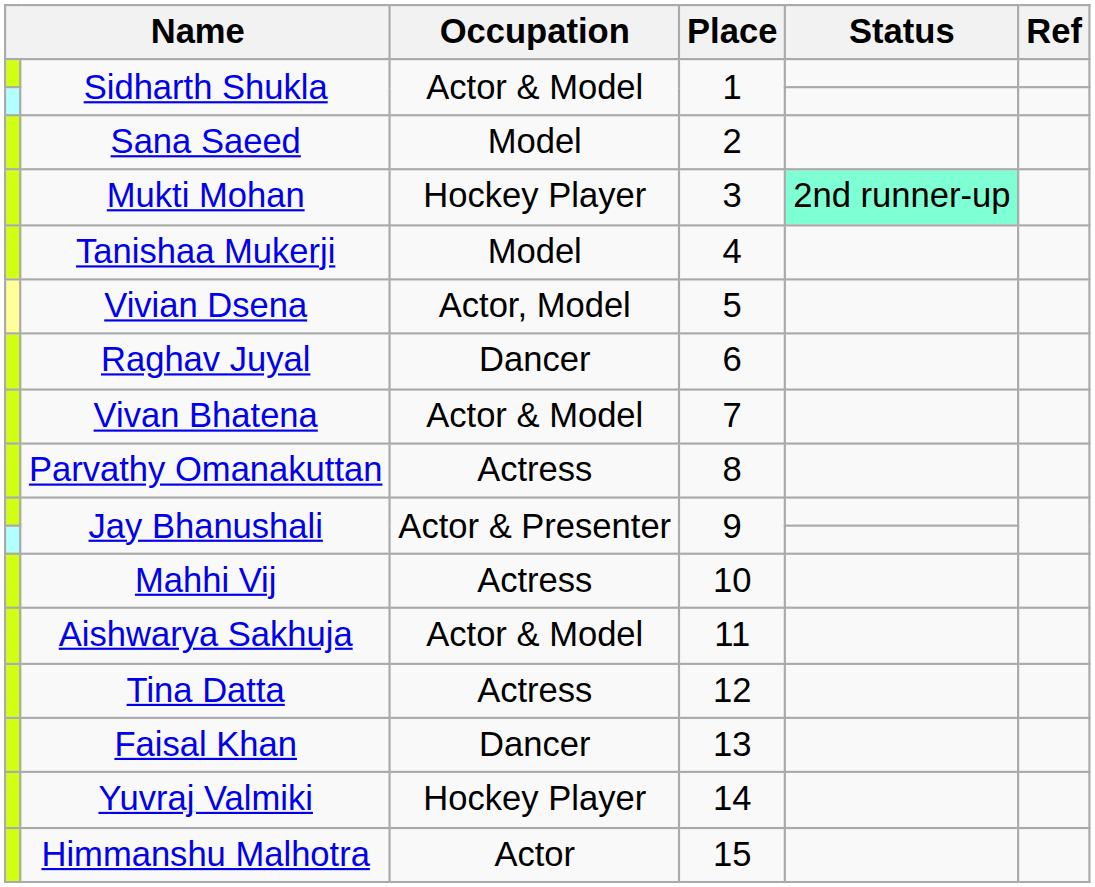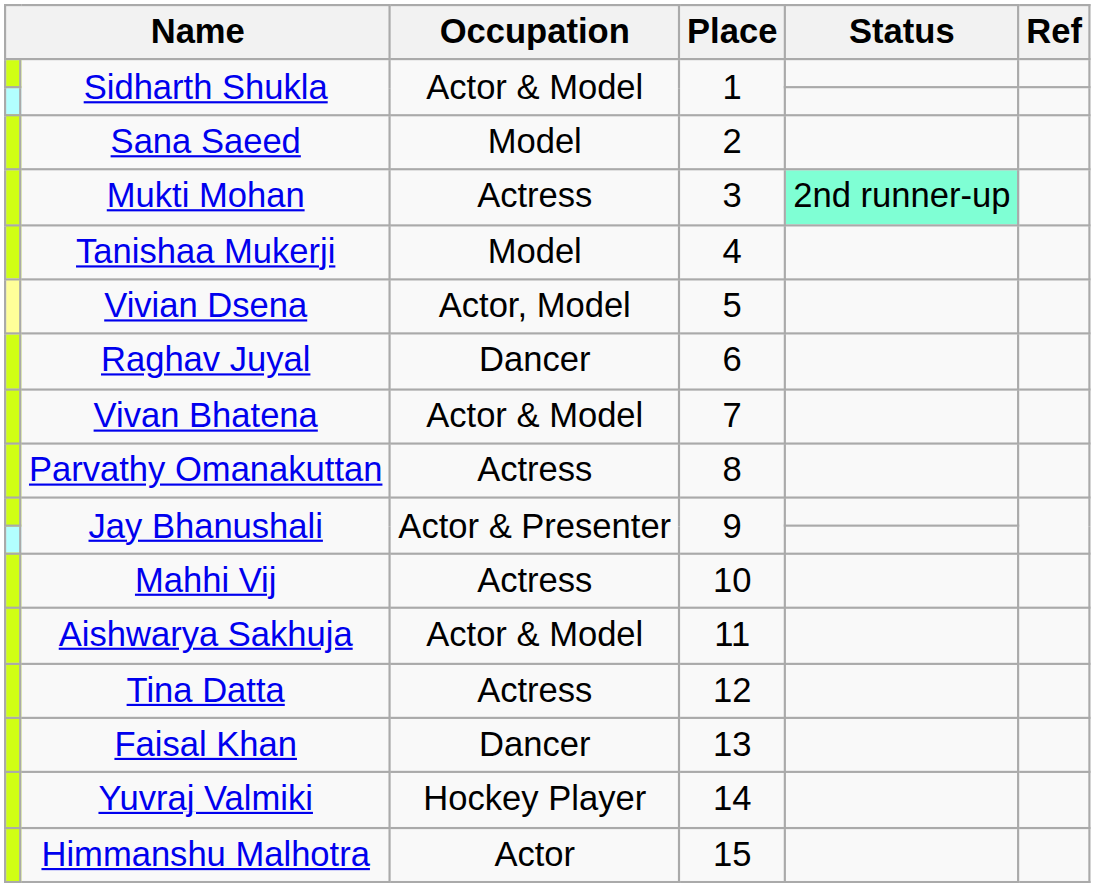(535, 196) Hockey Player -> (535, 196) Actress
